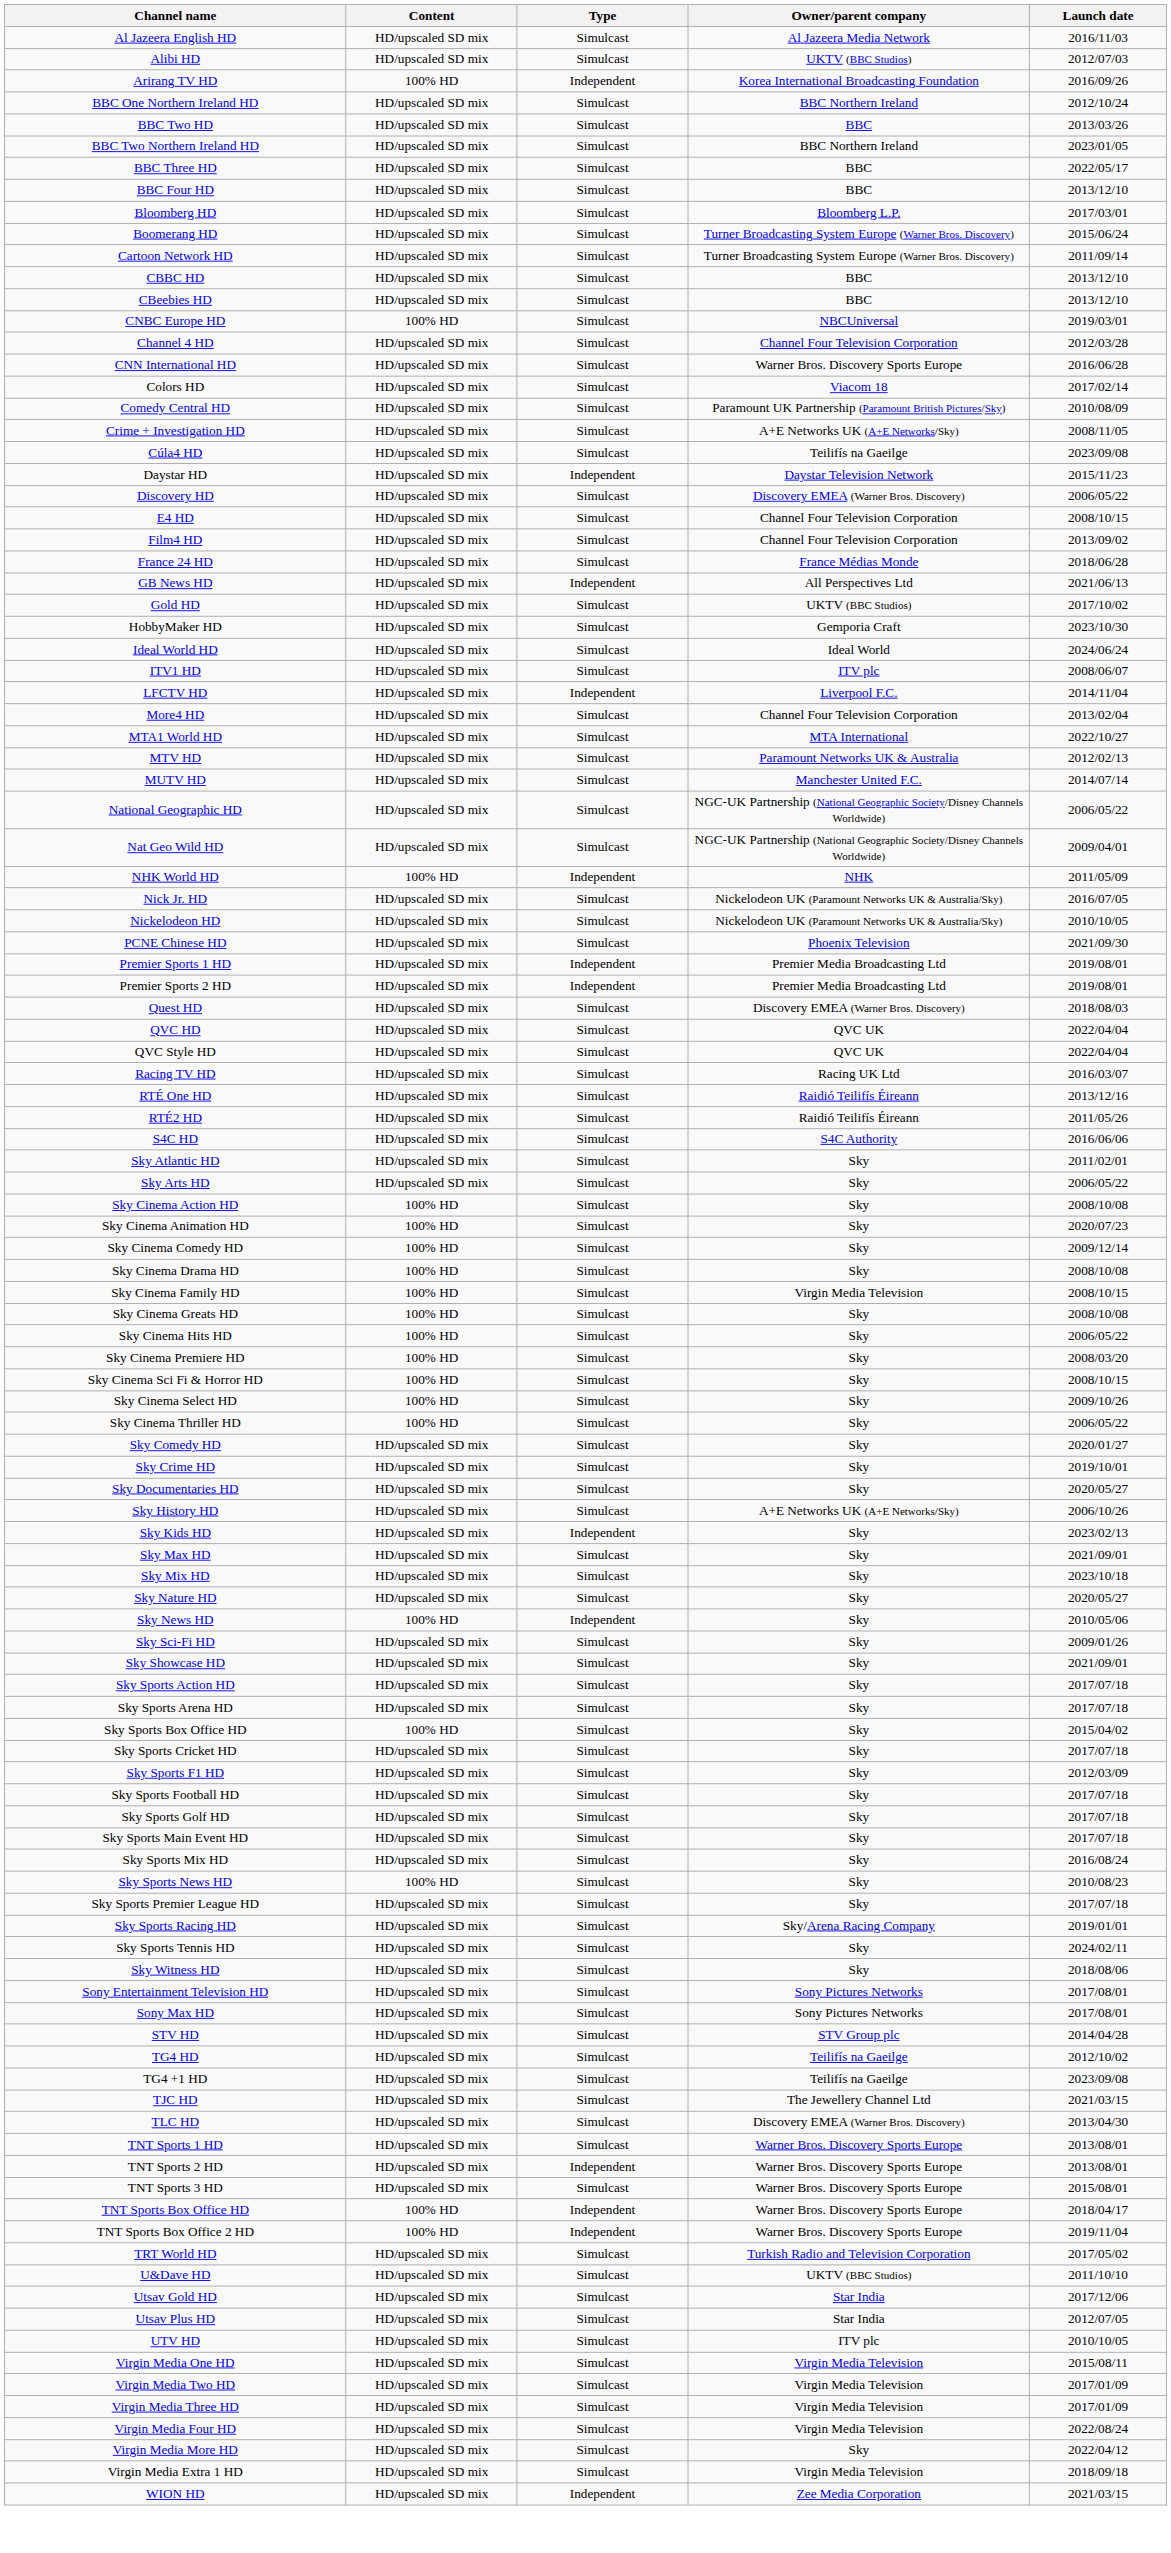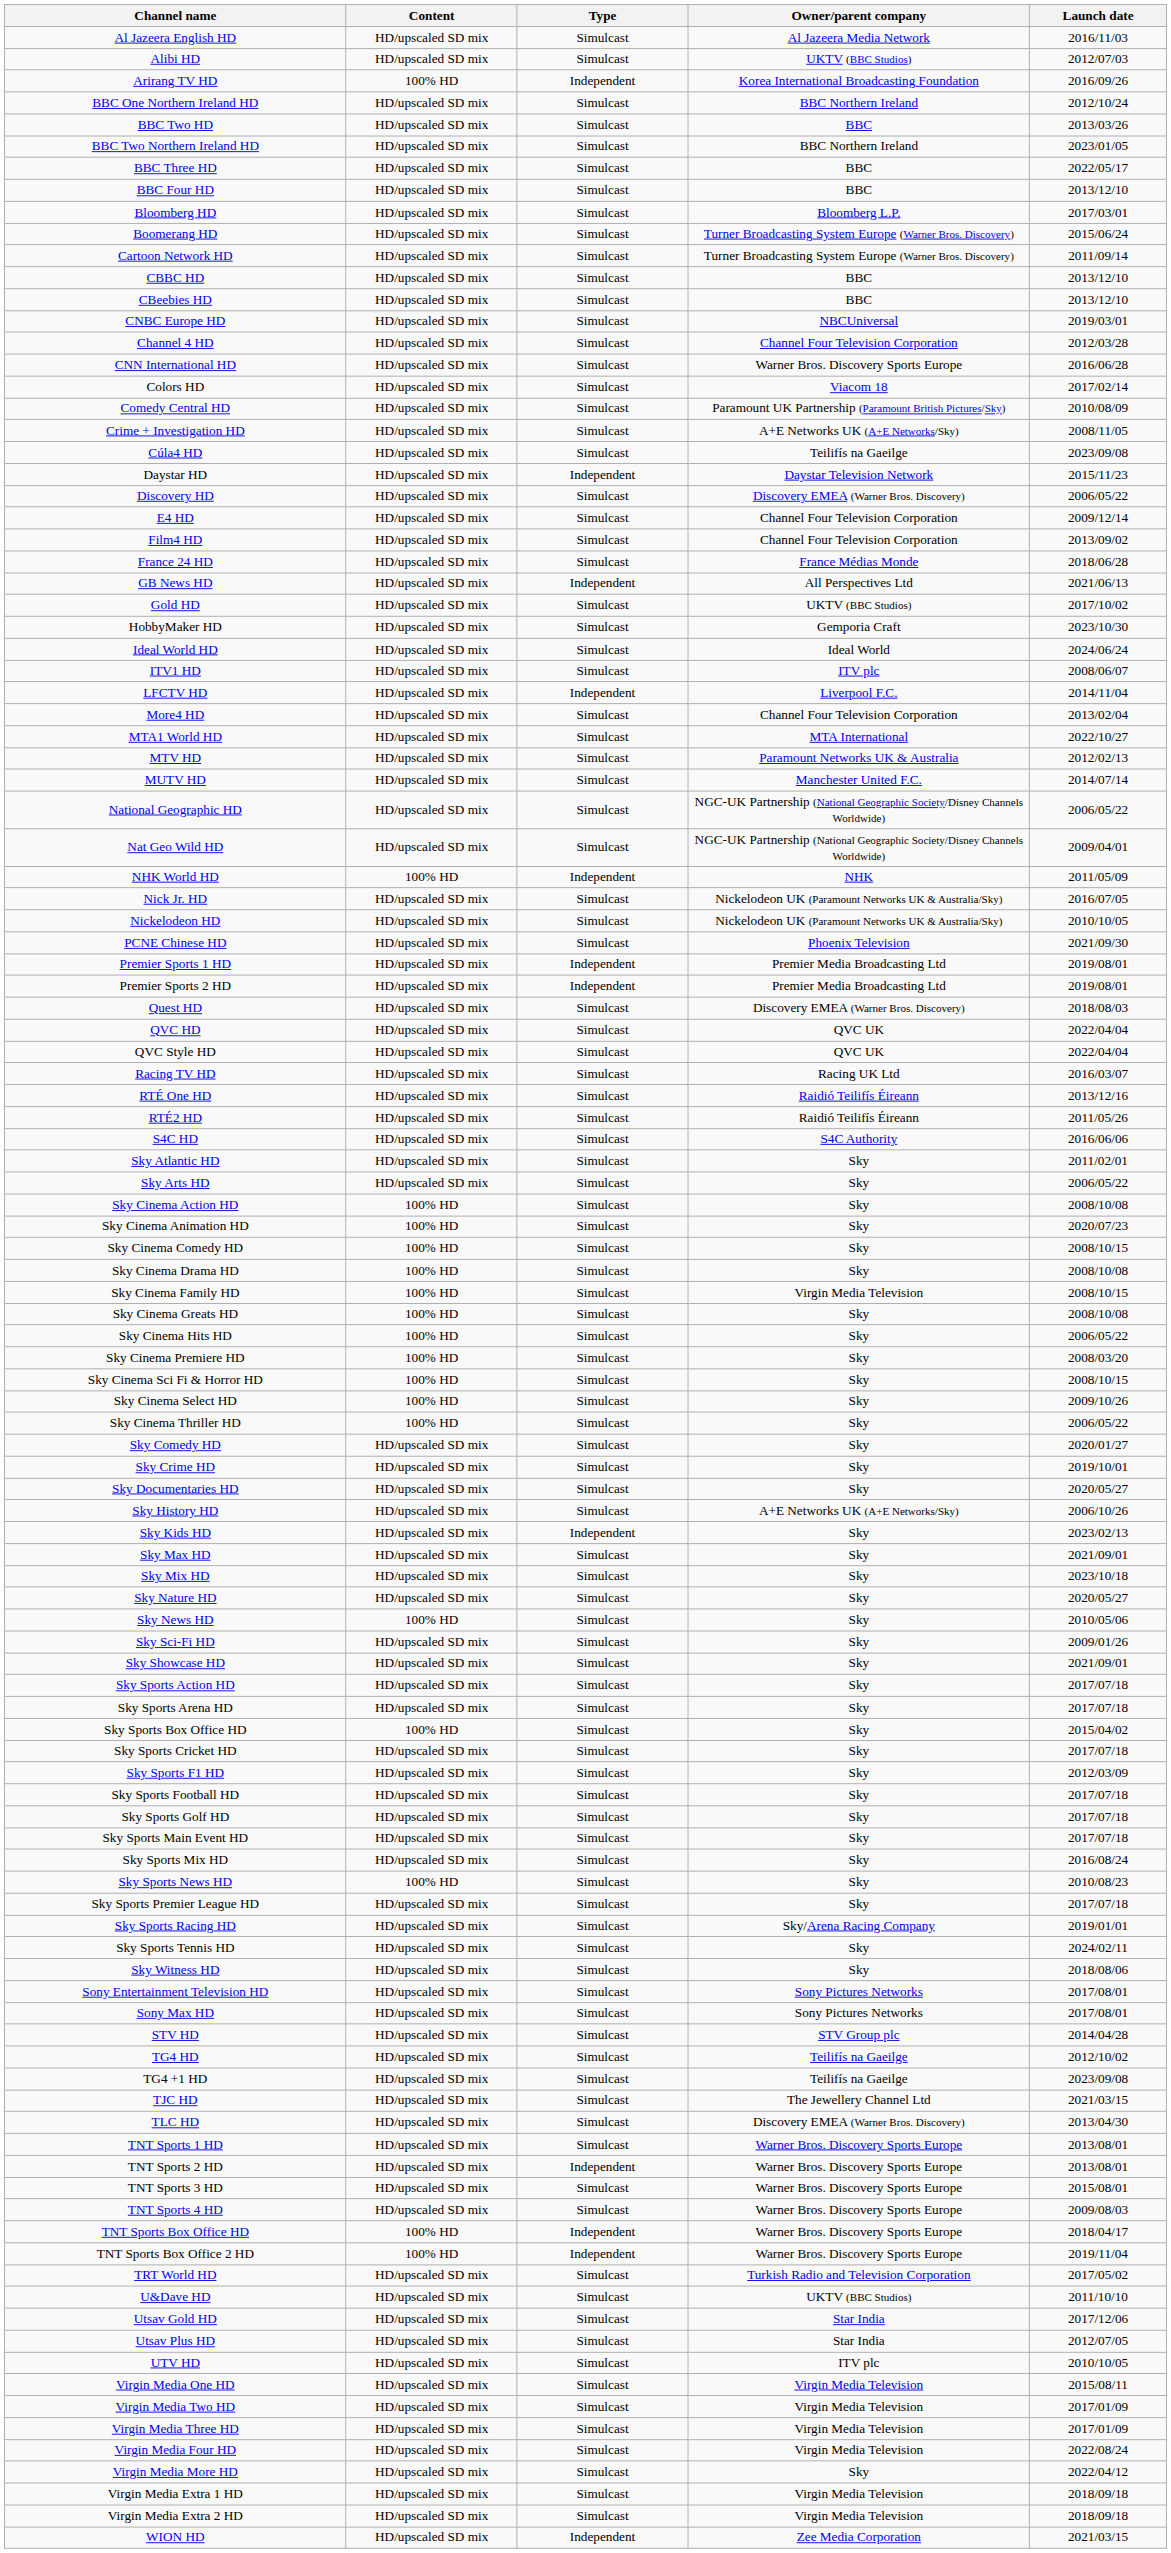(432, 321) 100% HD -> (432, 321) HD/upscaled SD mix
(1098, 518) 2008/10/15 -> (1098, 518) 2009/12/14
(1098, 1248) 2009/12/14 -> (1098, 1248) 2008/10/15
(603, 1620) Independent -> (603, 1620) Simulcast
+ row: (175, 2210)
+ row: (175, 2516)
